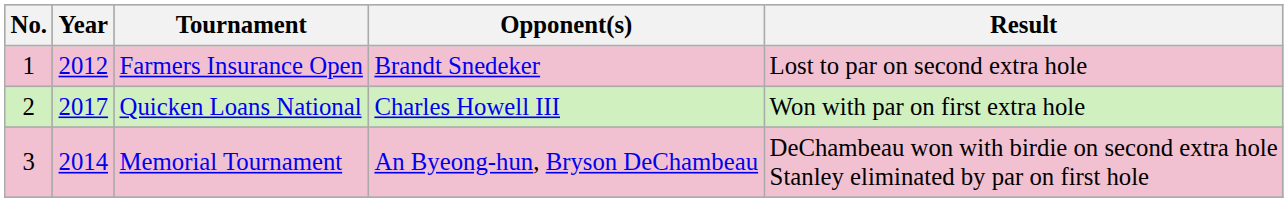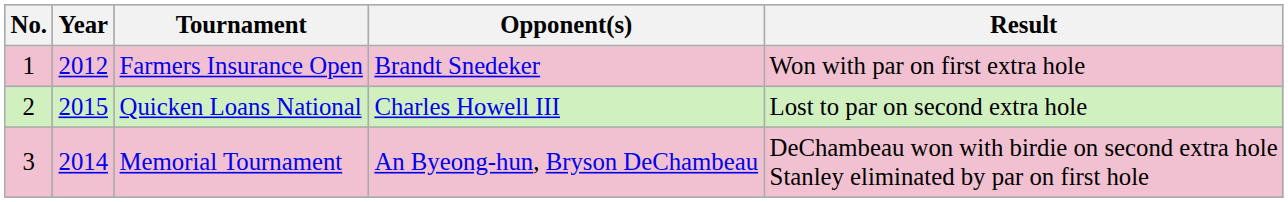(928, 65) Lost to par on second extra hole -> (927, 65) Won with par on first extra hole
(83, 106) 2017 -> (83, 106) 2015
(927, 106) Won with par on first extra hole -> (928, 106) Lost to par on second extra hole
